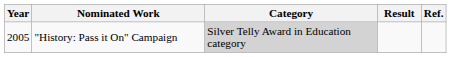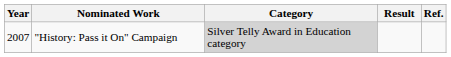(18, 37) 2005 -> (18, 37) 2007
